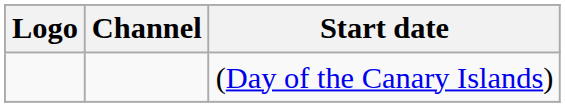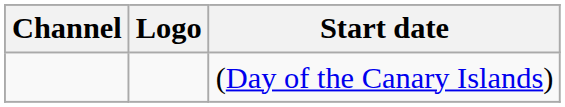columns swapped: (45, 28) <-> (147, 28)
